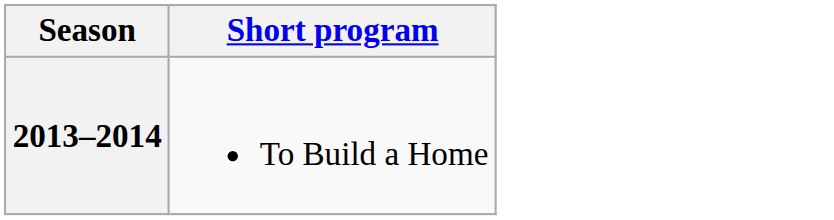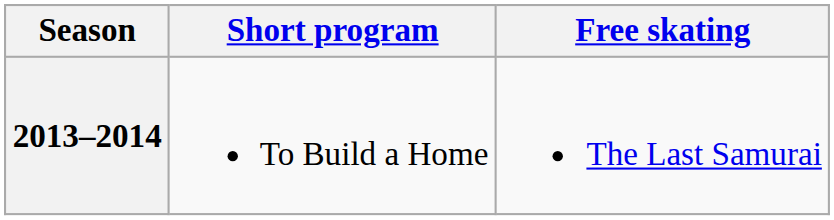+ column: (663, 30)
